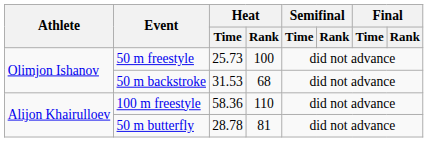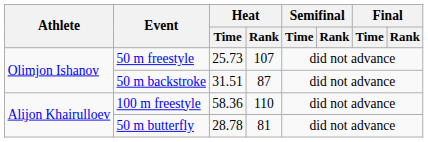(264, 59) 100 -> (264, 59) 107
(228, 81) 31.53 -> (228, 81) 31.51
(264, 81) 68 -> (264, 81) 87
